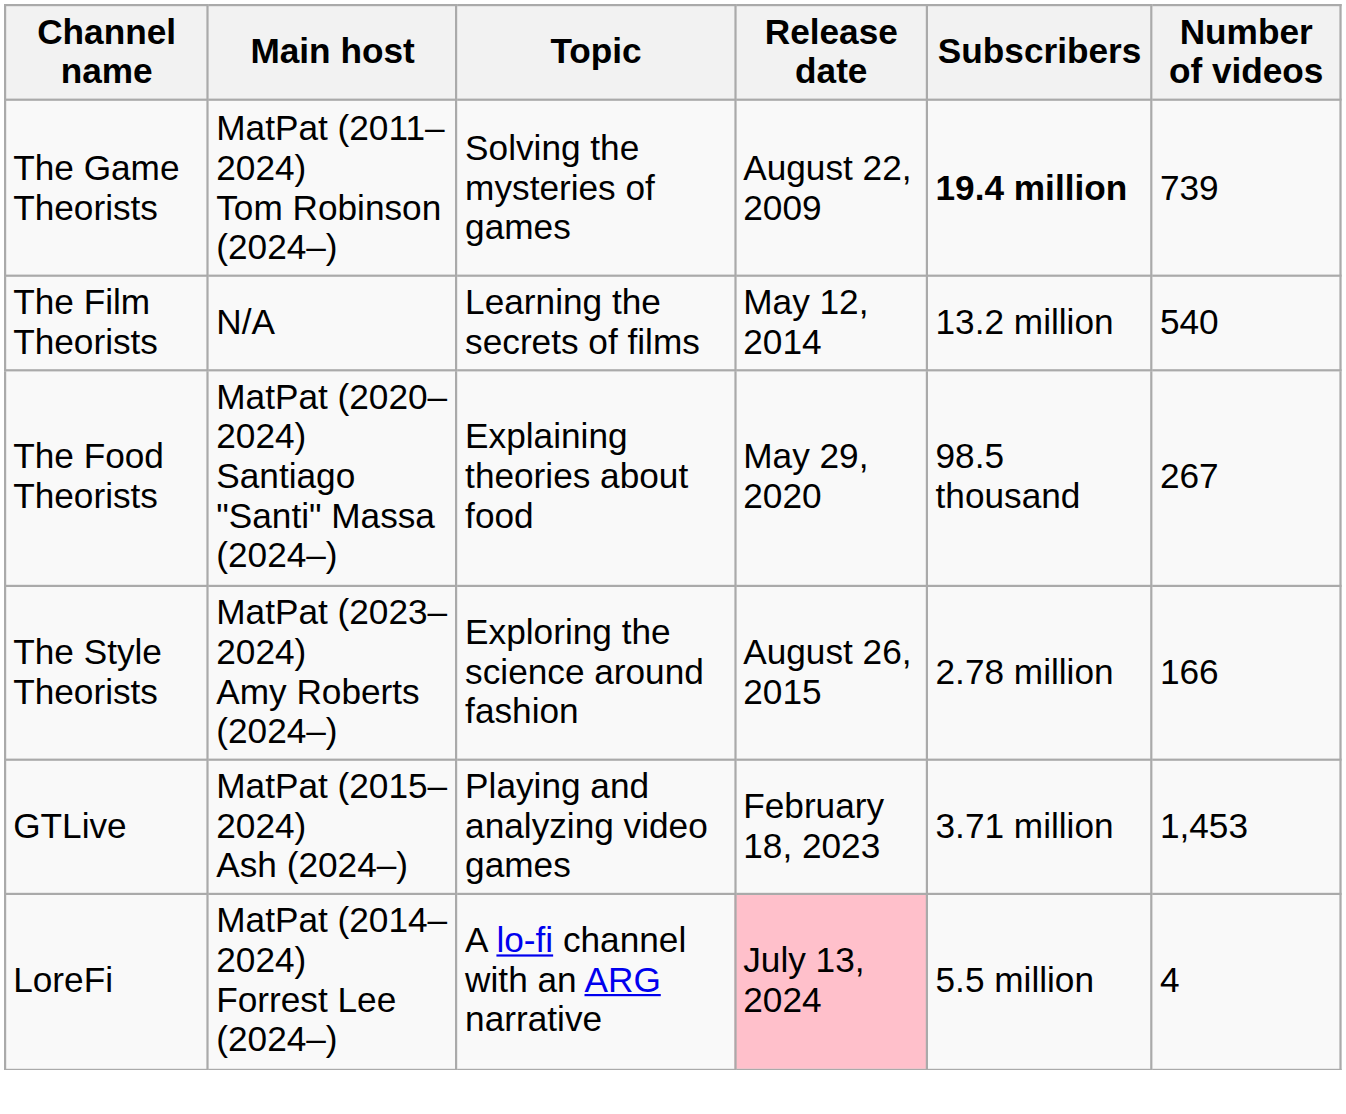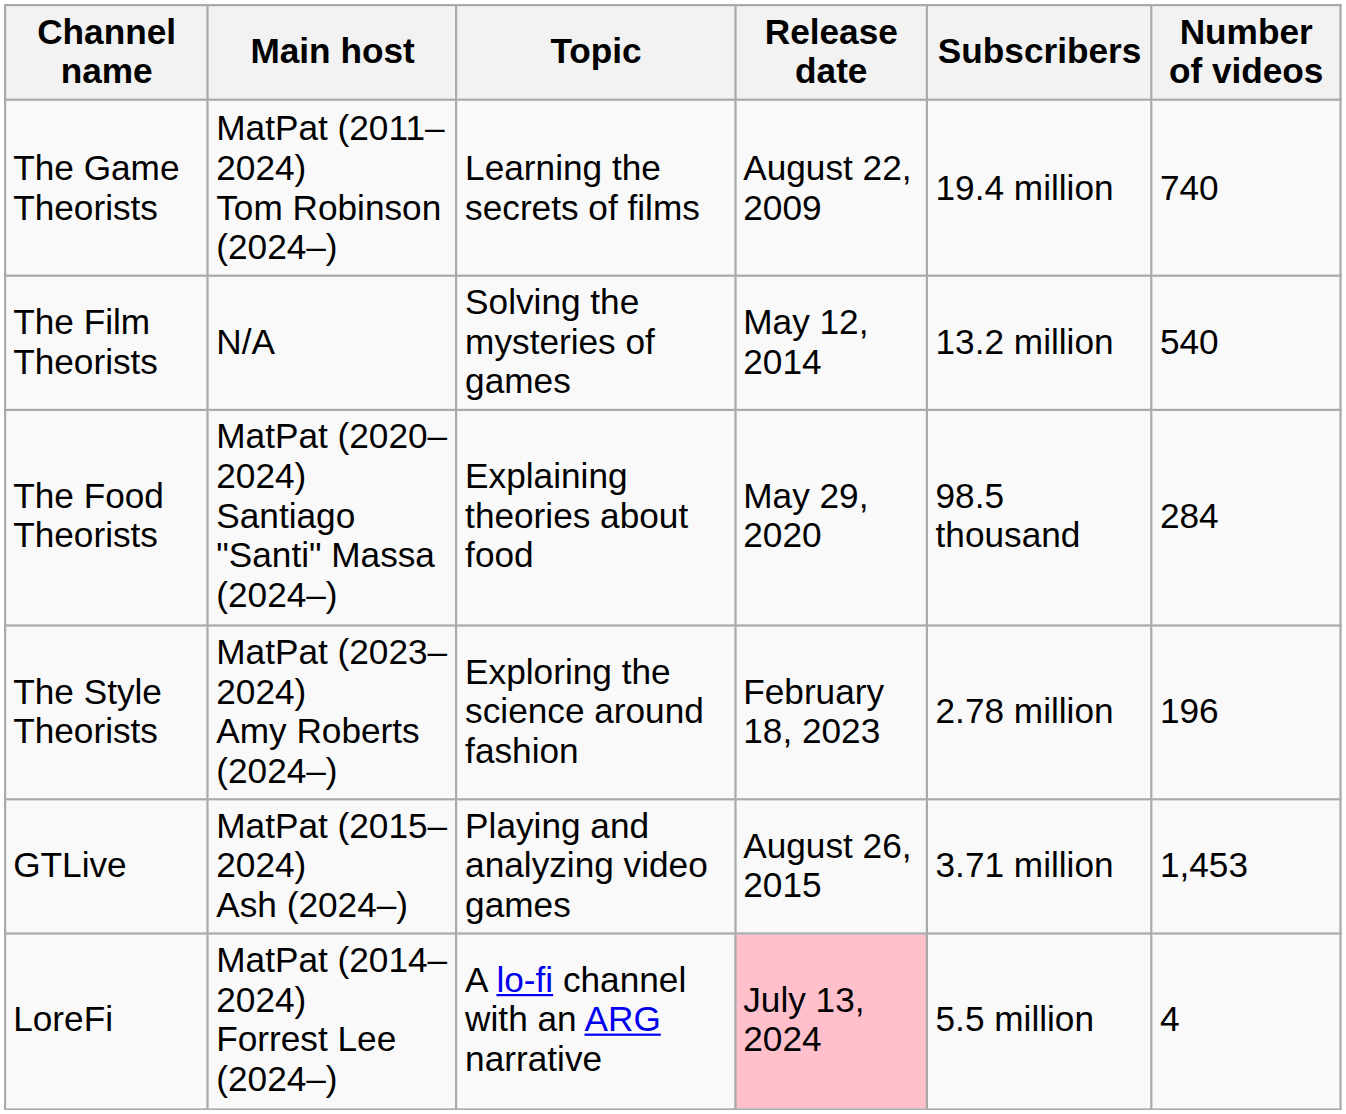(560, 187) Solving the mysteries of games -> (582, 187) Learning the secrets of films
(1031, 187) bold -> (1025, 187) normal
(1189, 187) 739 -> (1189, 187) 740
(582, 322) Learning the secrets of films -> (560, 342) Solving the mysteries of games
(1189, 477) 267 -> (1189, 516) 284
(827, 671) August 26, 2015 -> (814, 711) February 18, 2023
(1189, 671) 166 -> (1189, 711) 196
(814, 826) February 18, 2023 -> (827, 865) August 26, 2015
